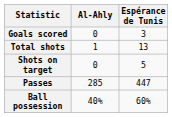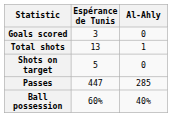columns swapped: (143, 16) <-> (95, 16)
